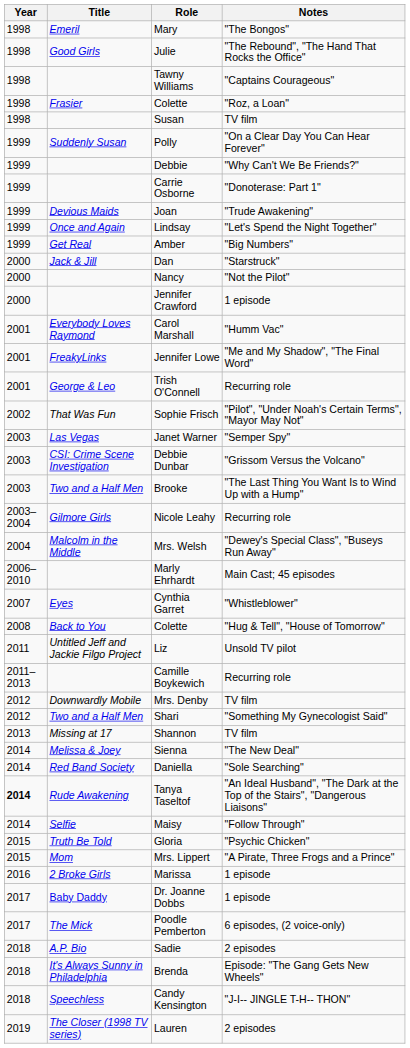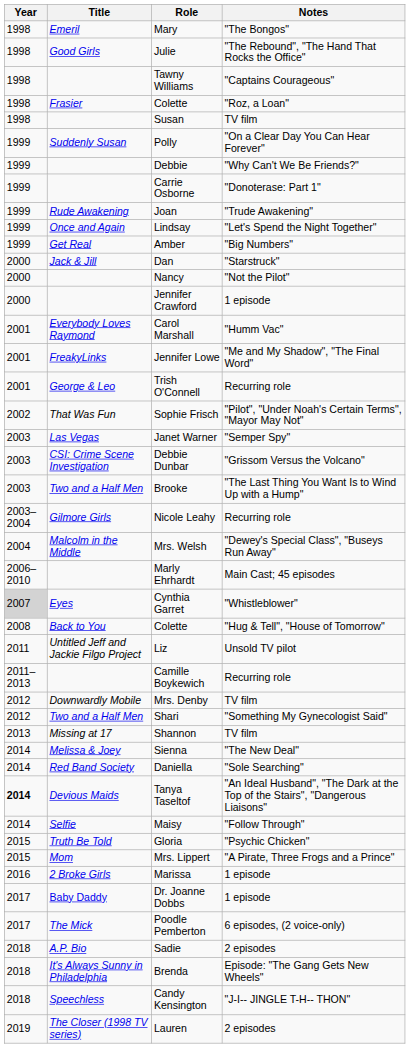(84, 211) Devious Maids -> (89, 211) Rude Awakening
(19, 603) no background -> (19, 603) lightgrey background
(89, 796) Rude Awakening -> (84, 796) Devious Maids
